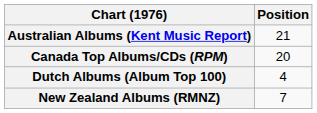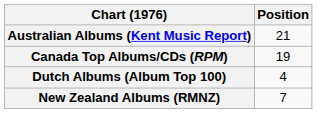(283, 56) 20 -> (283, 56) 19
